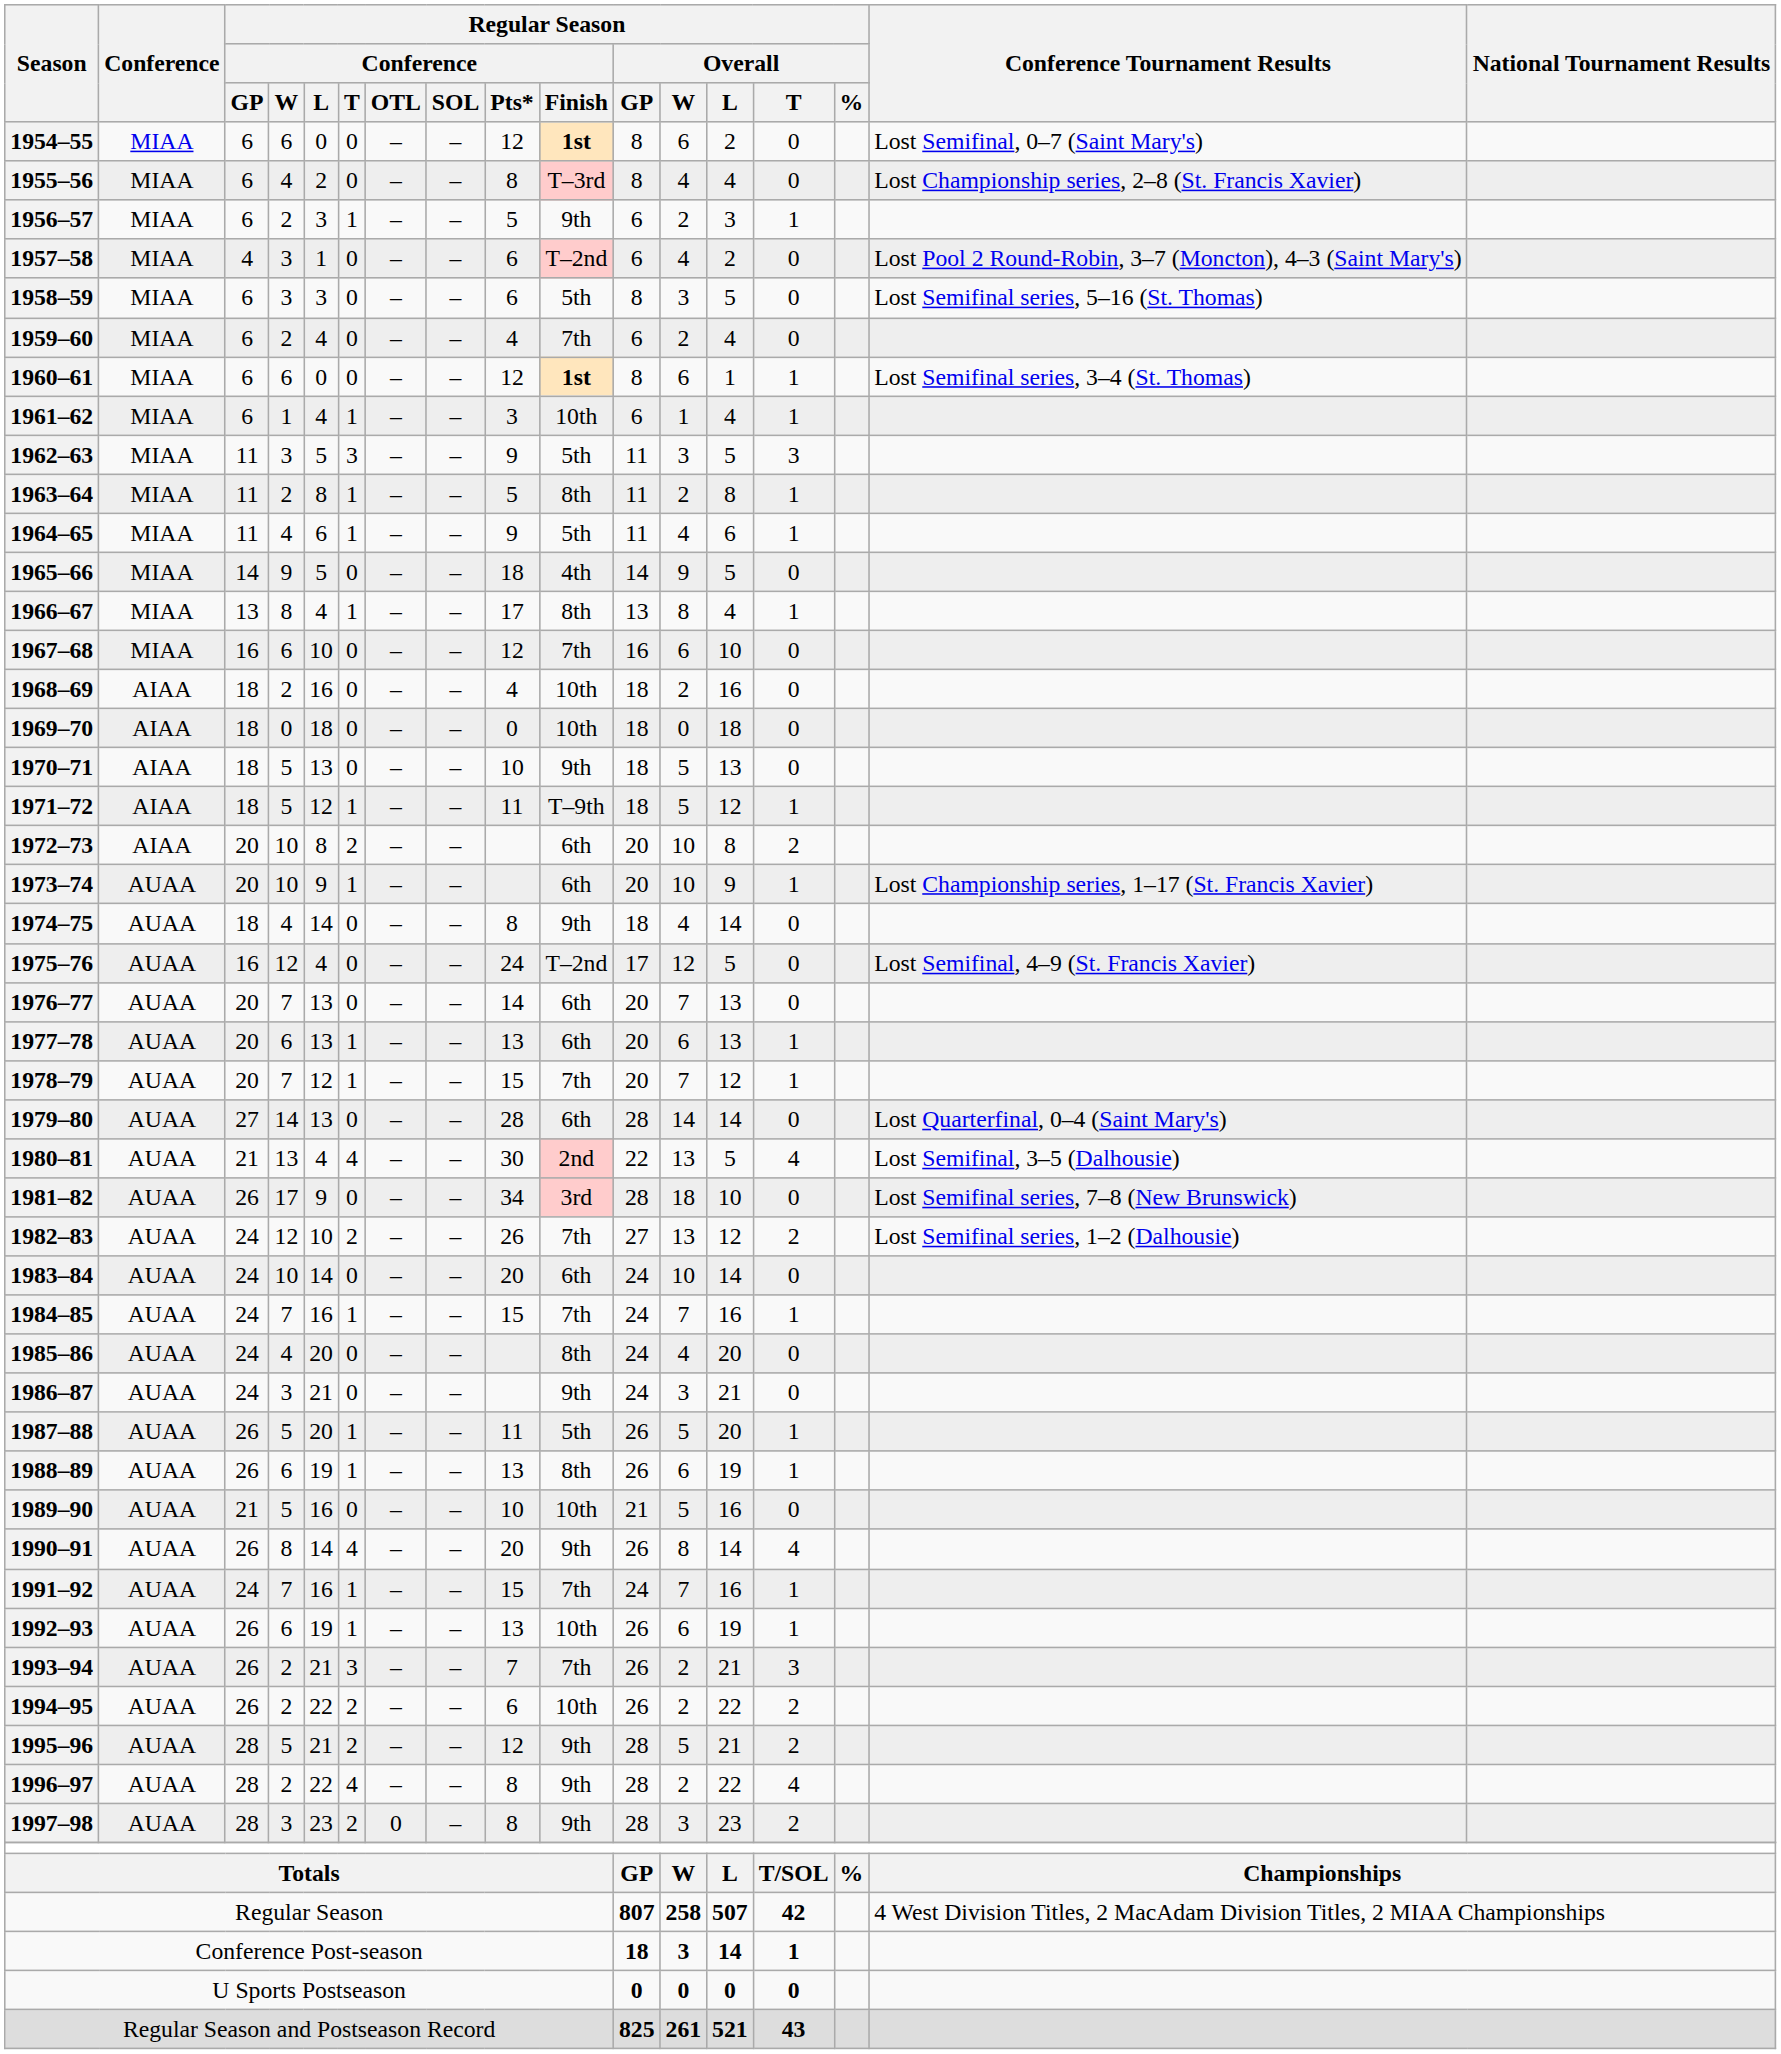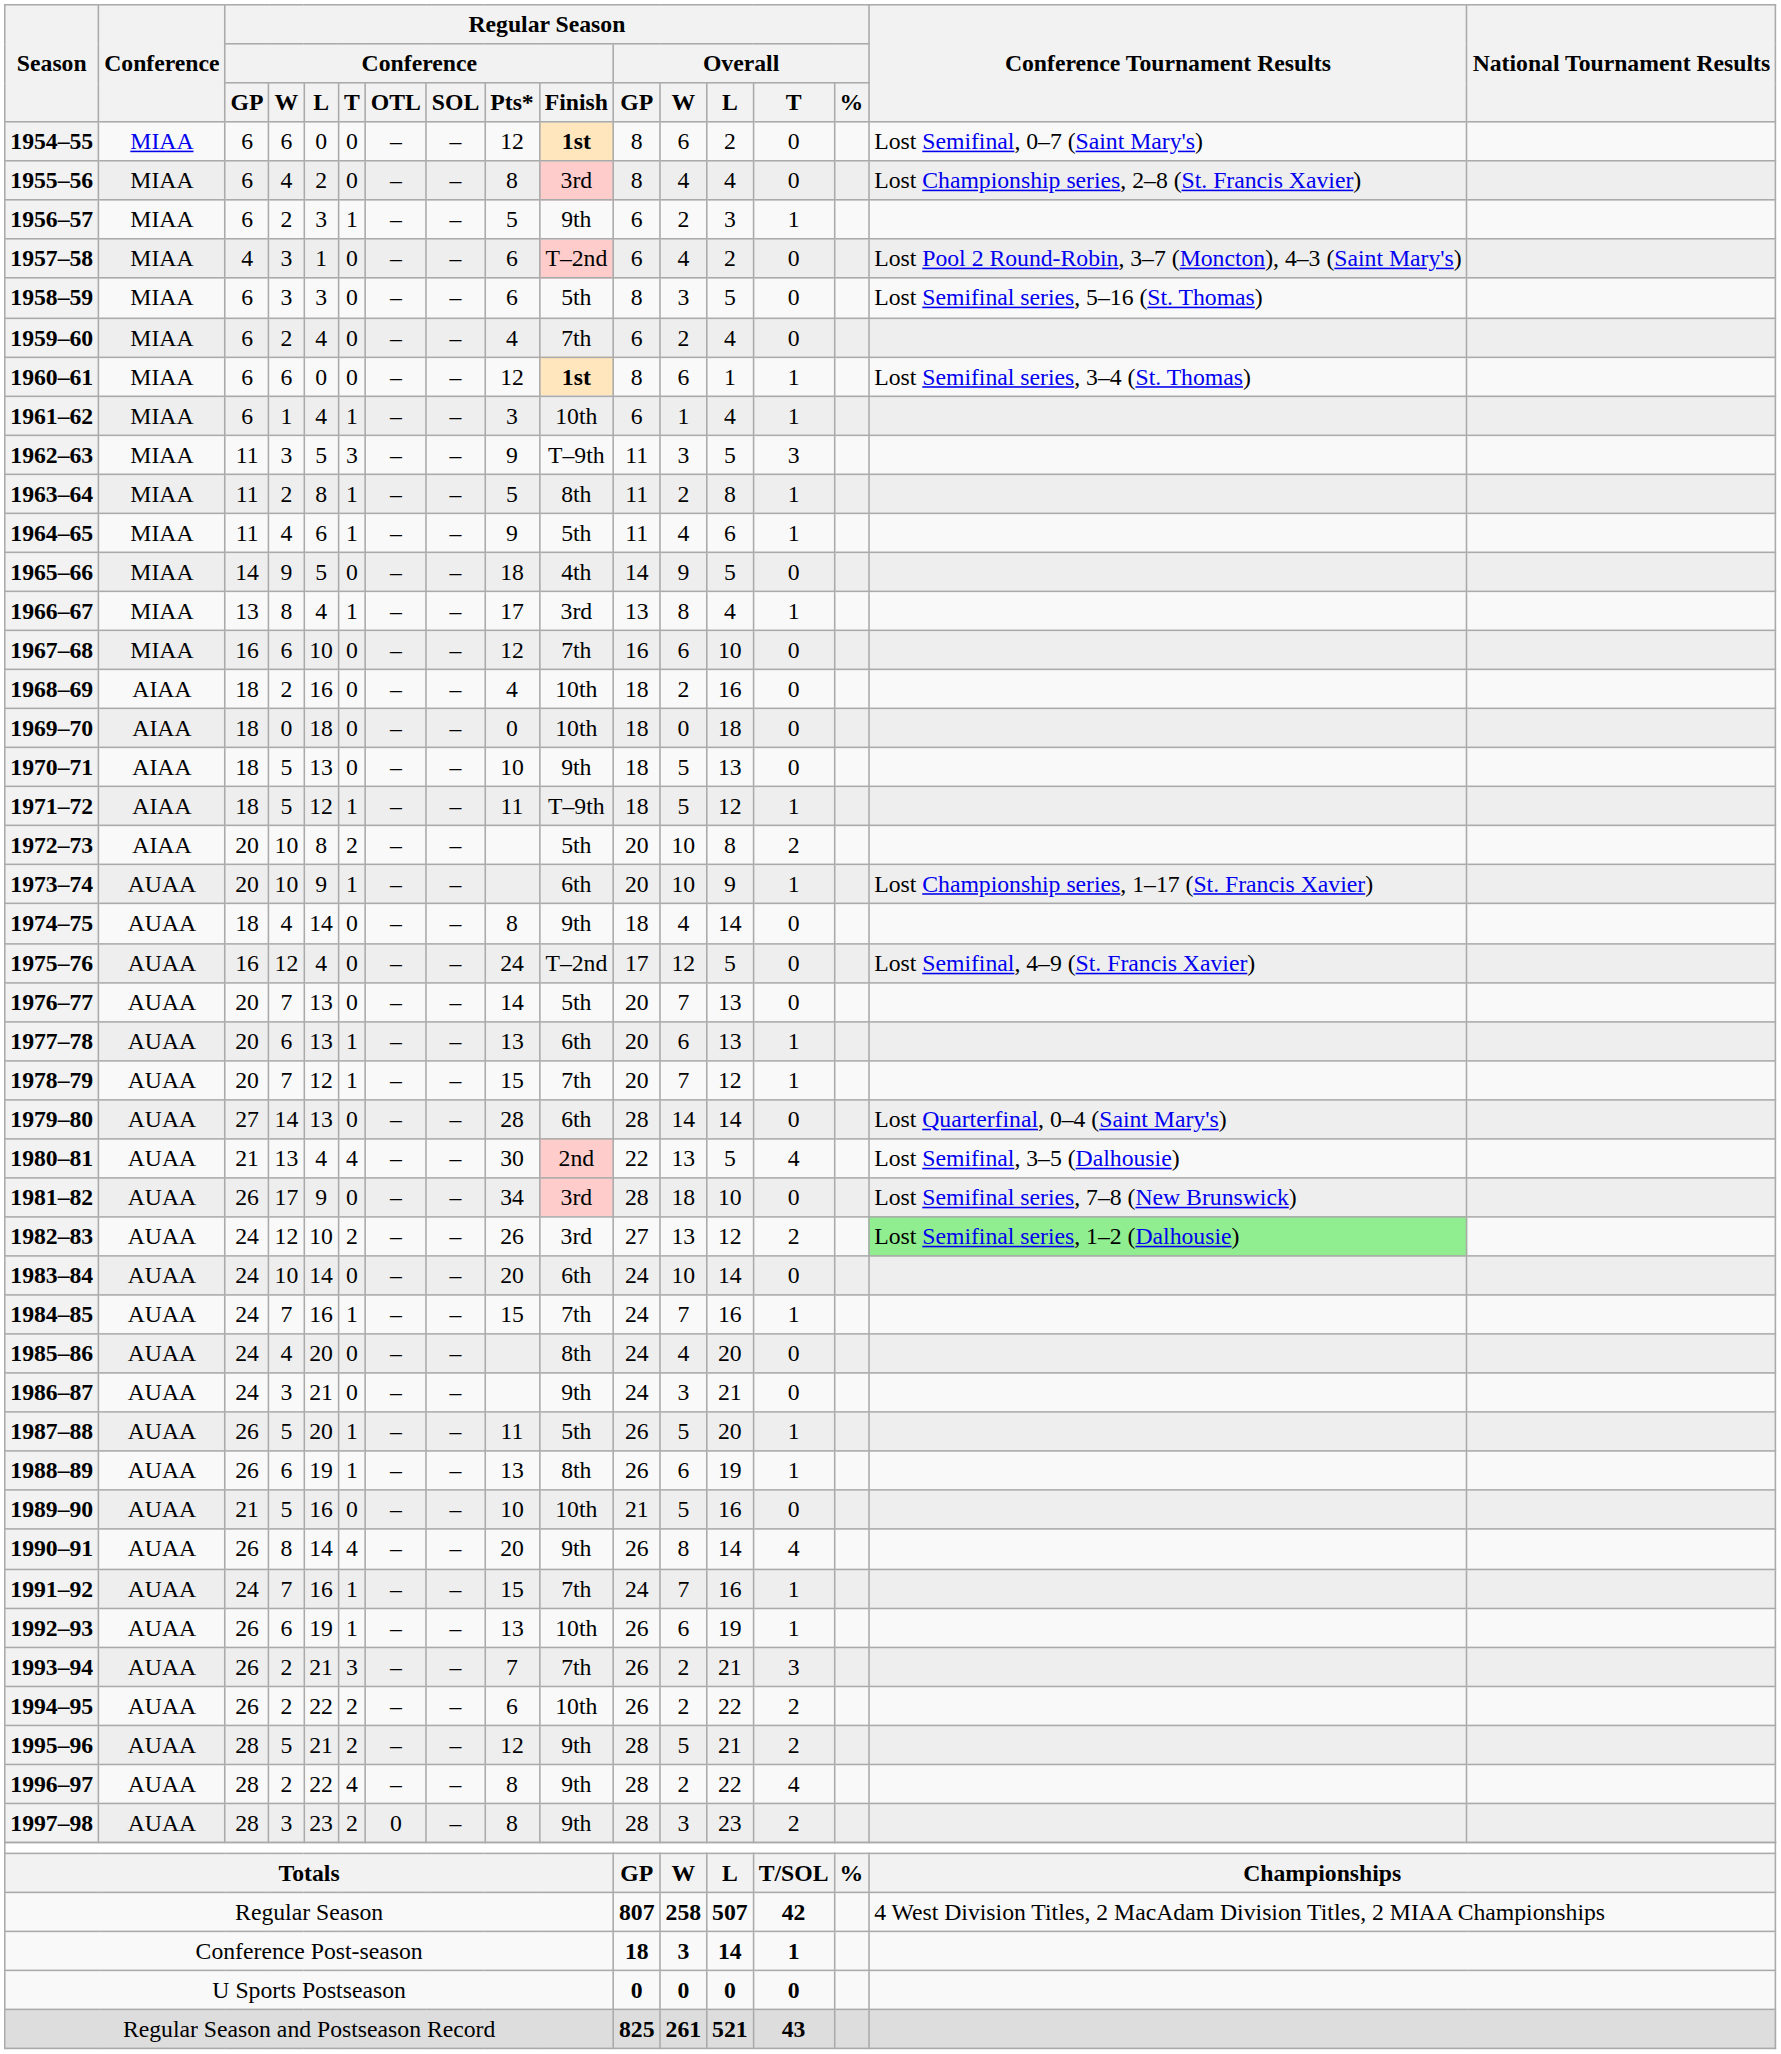(576, 180) T–3rd -> (576, 180) 3rd
(576, 454) 5th -> (576, 454) T–9th
(576, 610) 8th -> (576, 610) 3rd
(576, 845) 6th -> (576, 845) 5th
(576, 1001) 6th -> (576, 1001) 5th
(576, 1236) 7th -> (576, 1236) 3rd
(1057, 1236) no background -> (1057, 1236) lightgreen background
